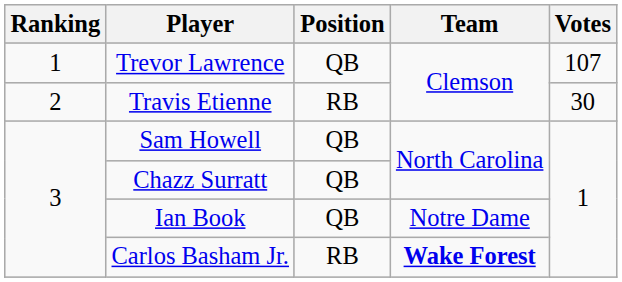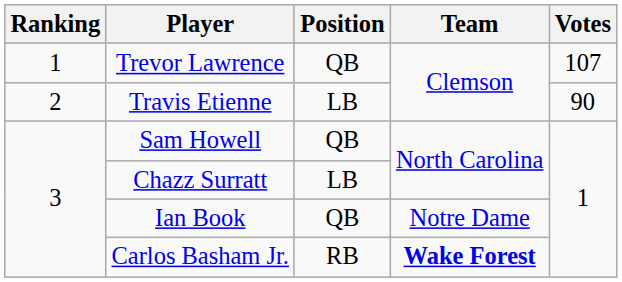(342, 101) RB -> (342, 101) LB
(583, 101) 30 -> (583, 101) 90
(342, 179) QB -> (342, 179) LB
